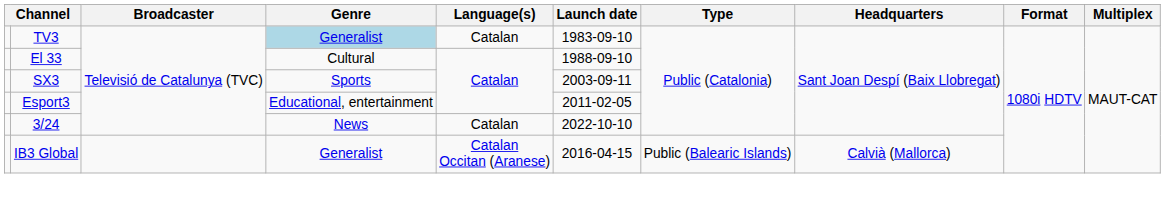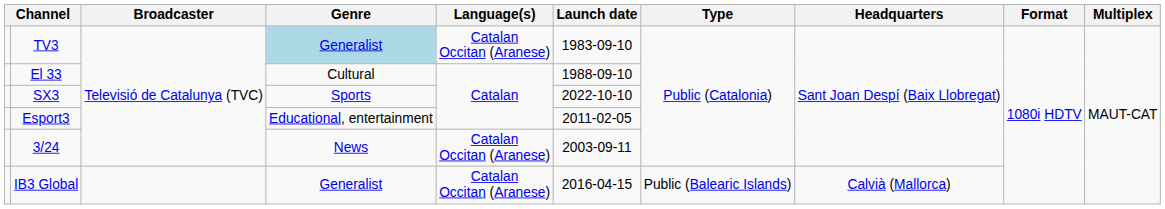(495, 37) Catalan -> (495, 44) Catalan Occitan (Aranese)
(597, 80) 2003-09-11 -> (597, 96) 2022-10-10
(495, 124) Catalan -> (495, 147) Catalan Occitan (Aranese)
(597, 124) 2022-10-10 -> (597, 147) 2003-09-11
